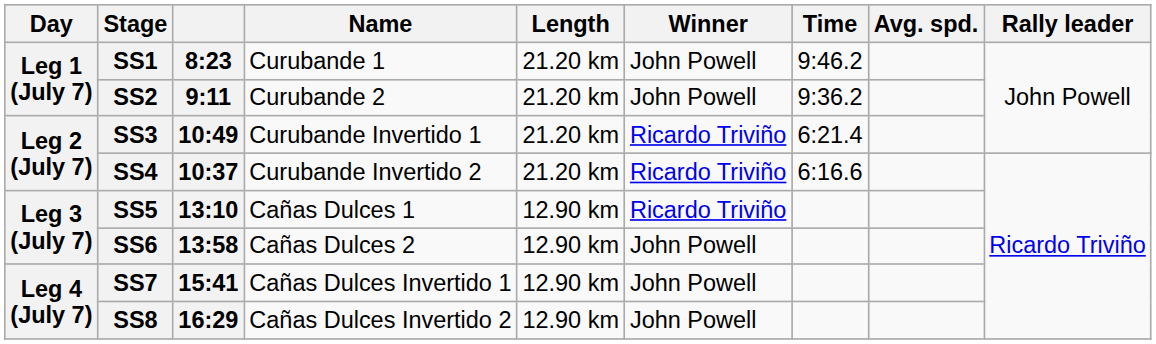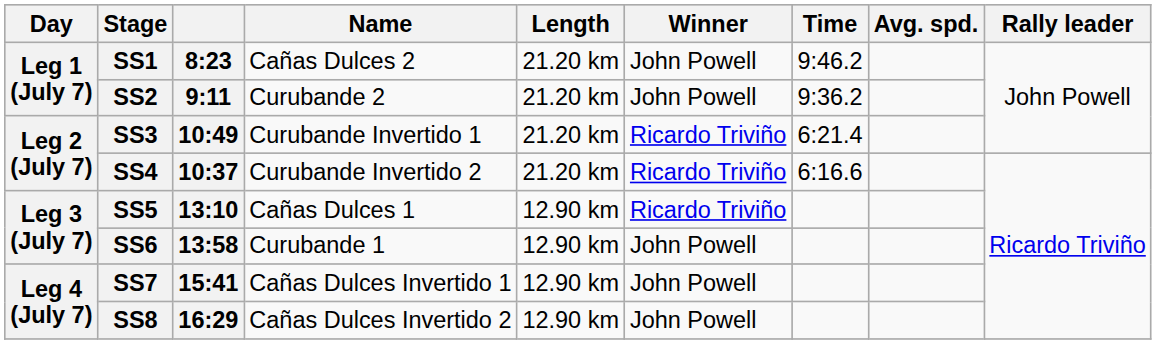(317, 61) Curubande 1 -> (332, 61) Cañas Dulces 2
(332, 246) Cañas Dulces 2 -> (317, 246) Curubande 1
